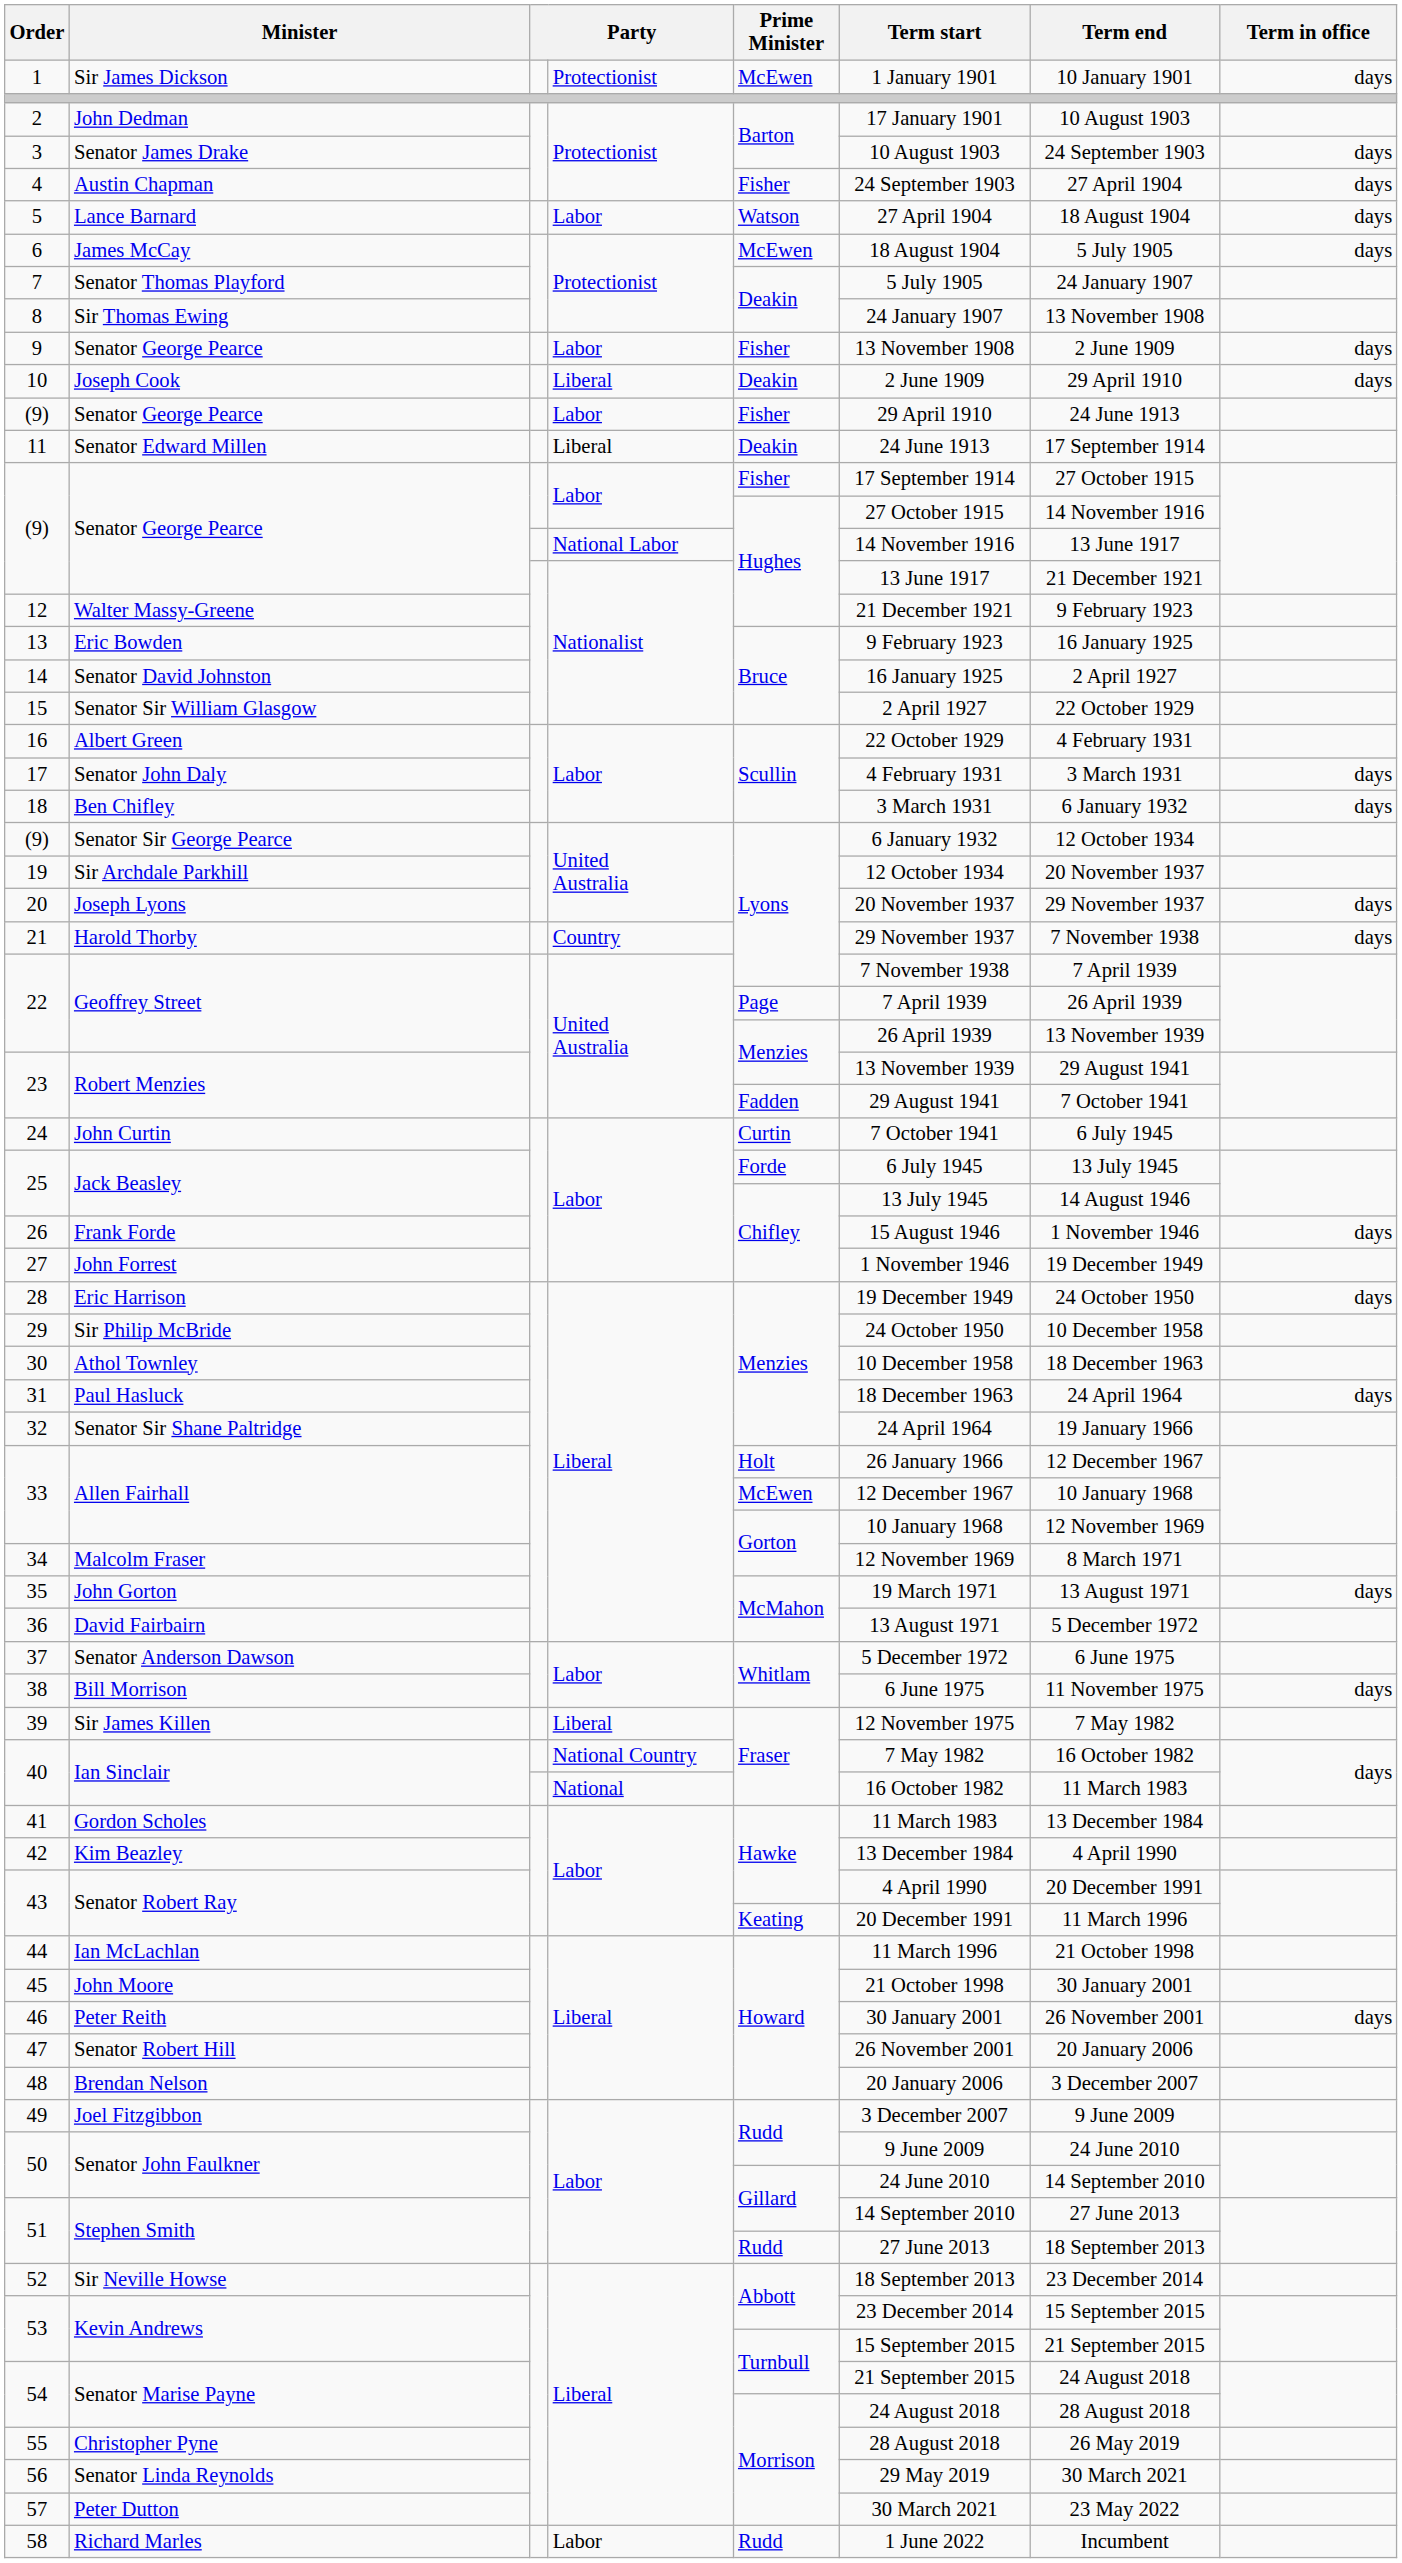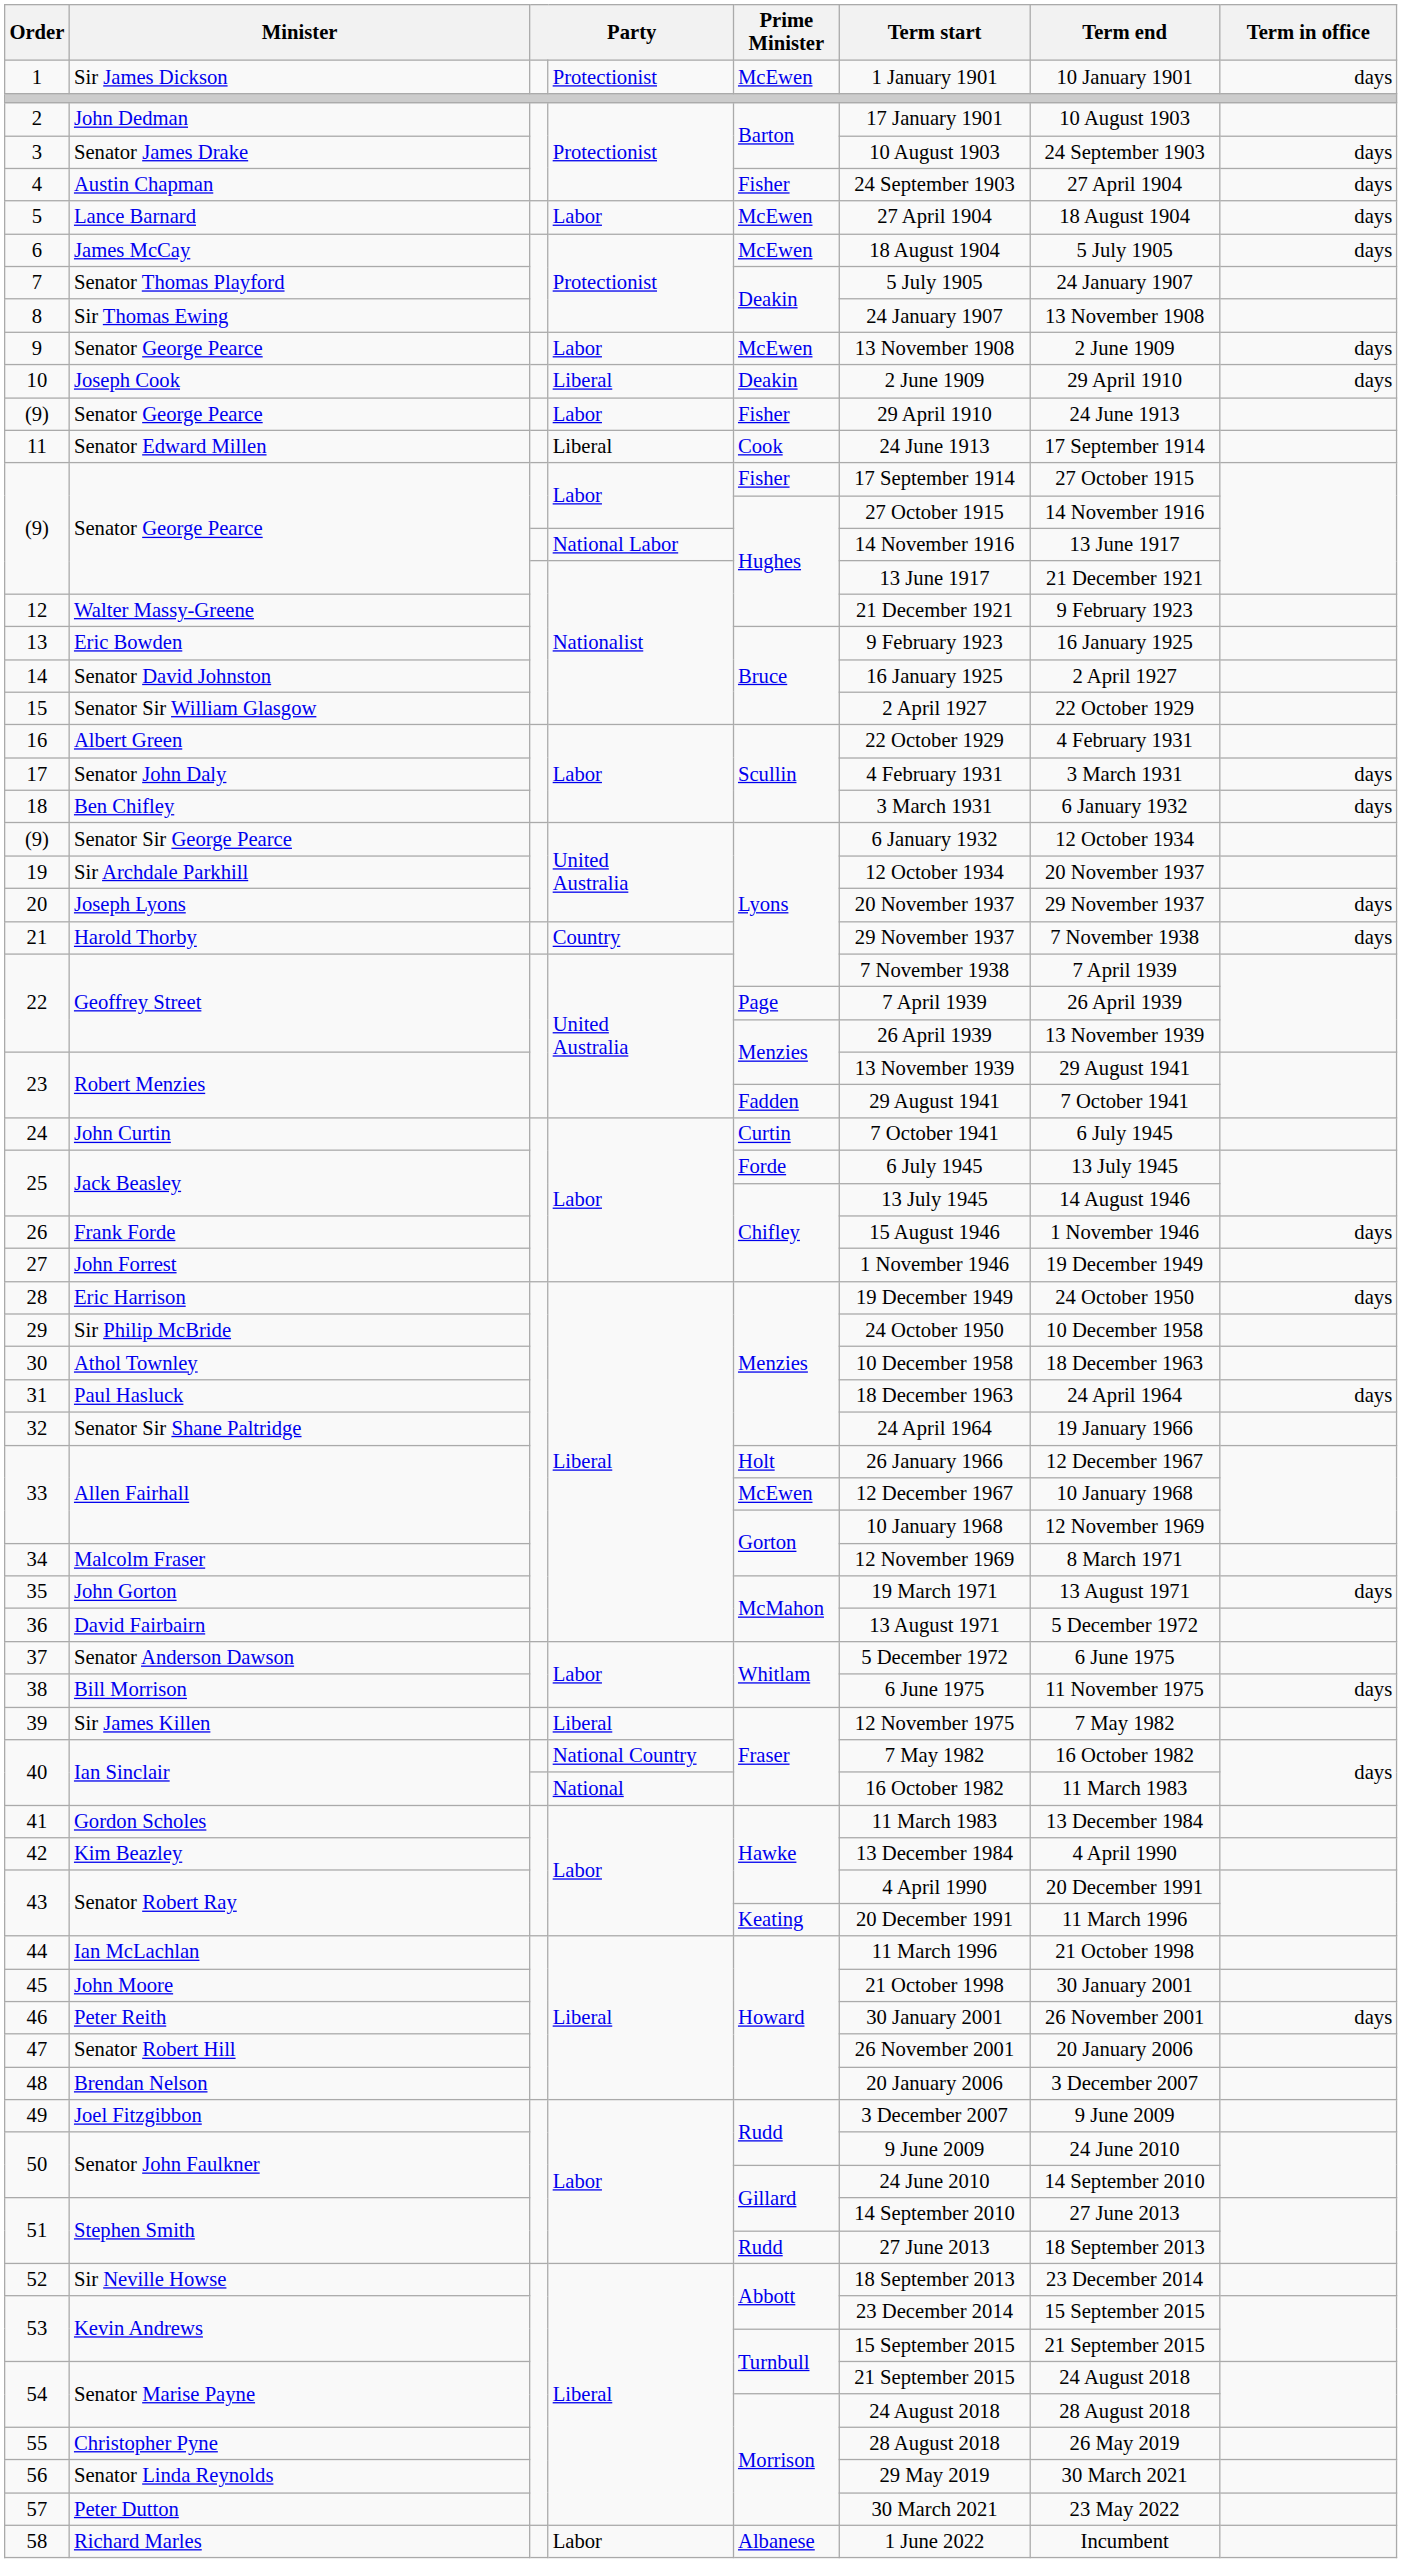(769, 217) Watson -> (775, 217) McEwen
(764, 348) Fisher -> (775, 348) McEwen
(768, 446) Deakin -> (760, 446) Cook
(760, 2541) Rudd -> (776, 2541) Albanese
